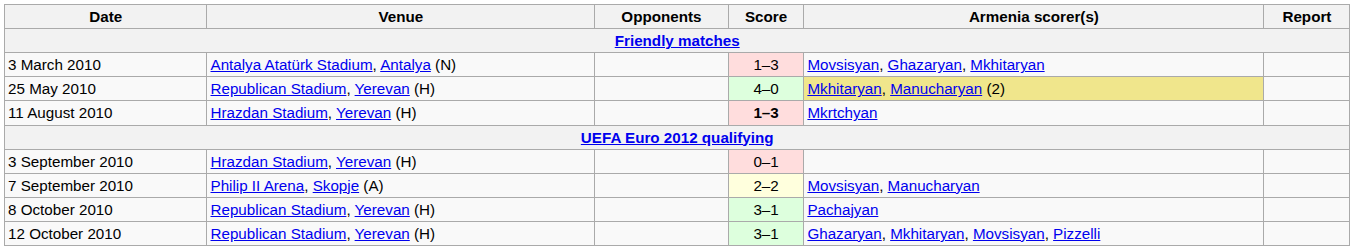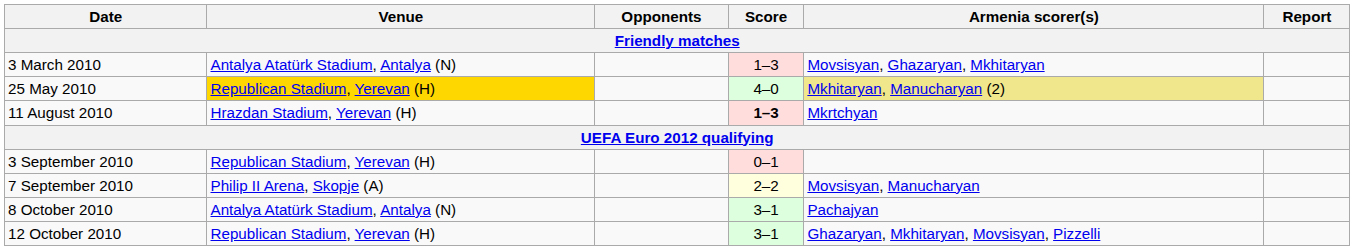(323, 89) no background -> (323, 89) gold background
(314, 161) Hrazdan Stadium, Yerevan (H) -> (323, 161) Republican Stadium, Yerevan (H)
(323, 209) Republican Stadium, Yerevan (H) -> (333, 209) Antalya Atatürk Stadium, Antalya (N)
